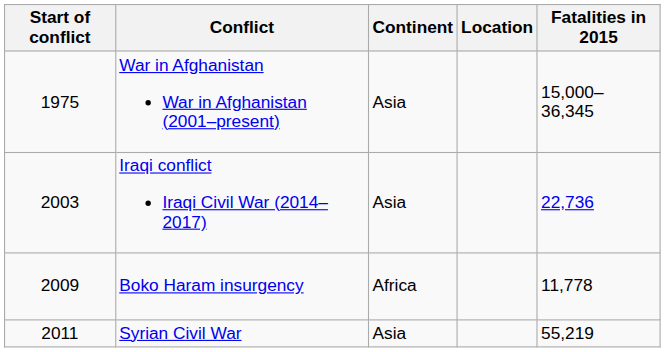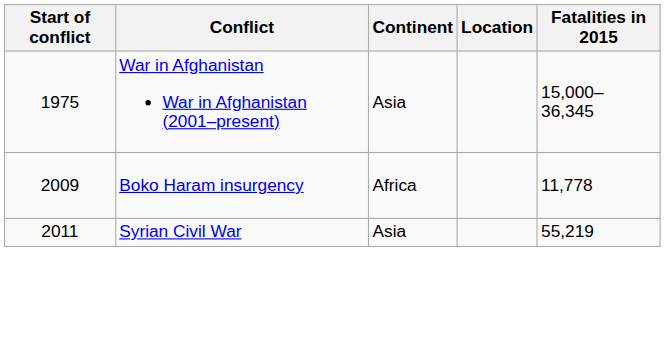- row: (242, 194)
